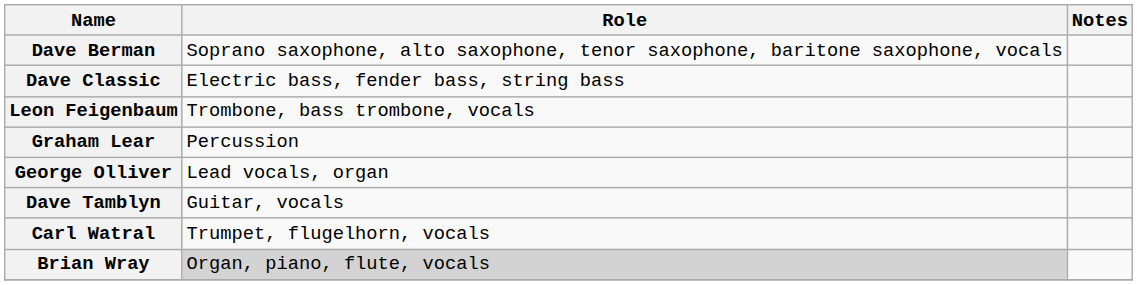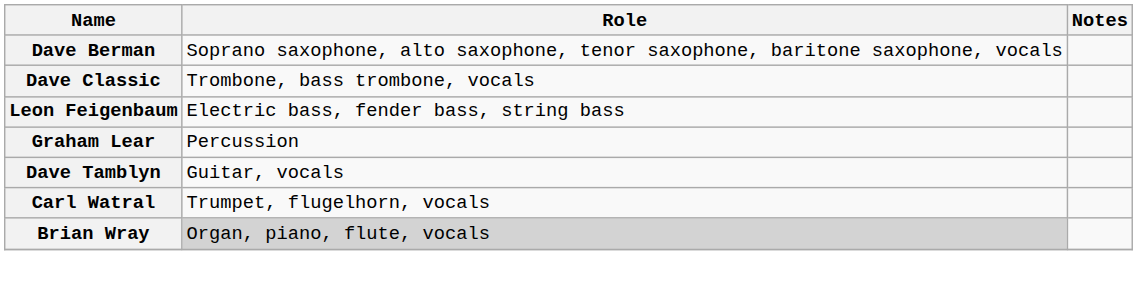(406, 81) Electric bass, fender bass, string bass -> (361, 81) Trombone, bass trombone, vocals
(361, 112) Trombone, bass trombone, vocals -> (406, 112) Electric bass, fender bass, string bass
- row: (93, 173)
